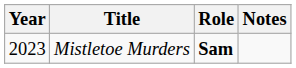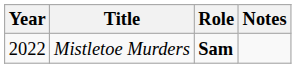(27, 48) 2023 -> (27, 48) 2022
